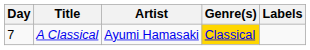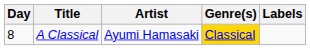(11, 34) 7 -> (11, 34) 8
